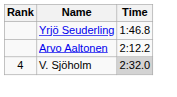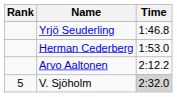+ row: (86, 48)
(20, 65) 4 -> (20, 83) 5
